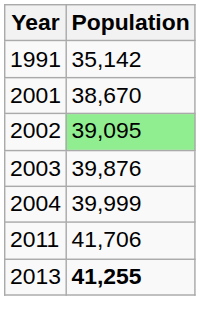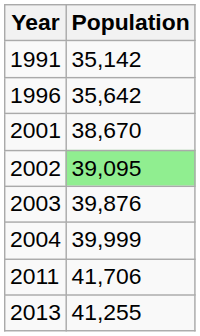+ row: (35, 95)
(106, 276) bold -> (106, 312) normal
